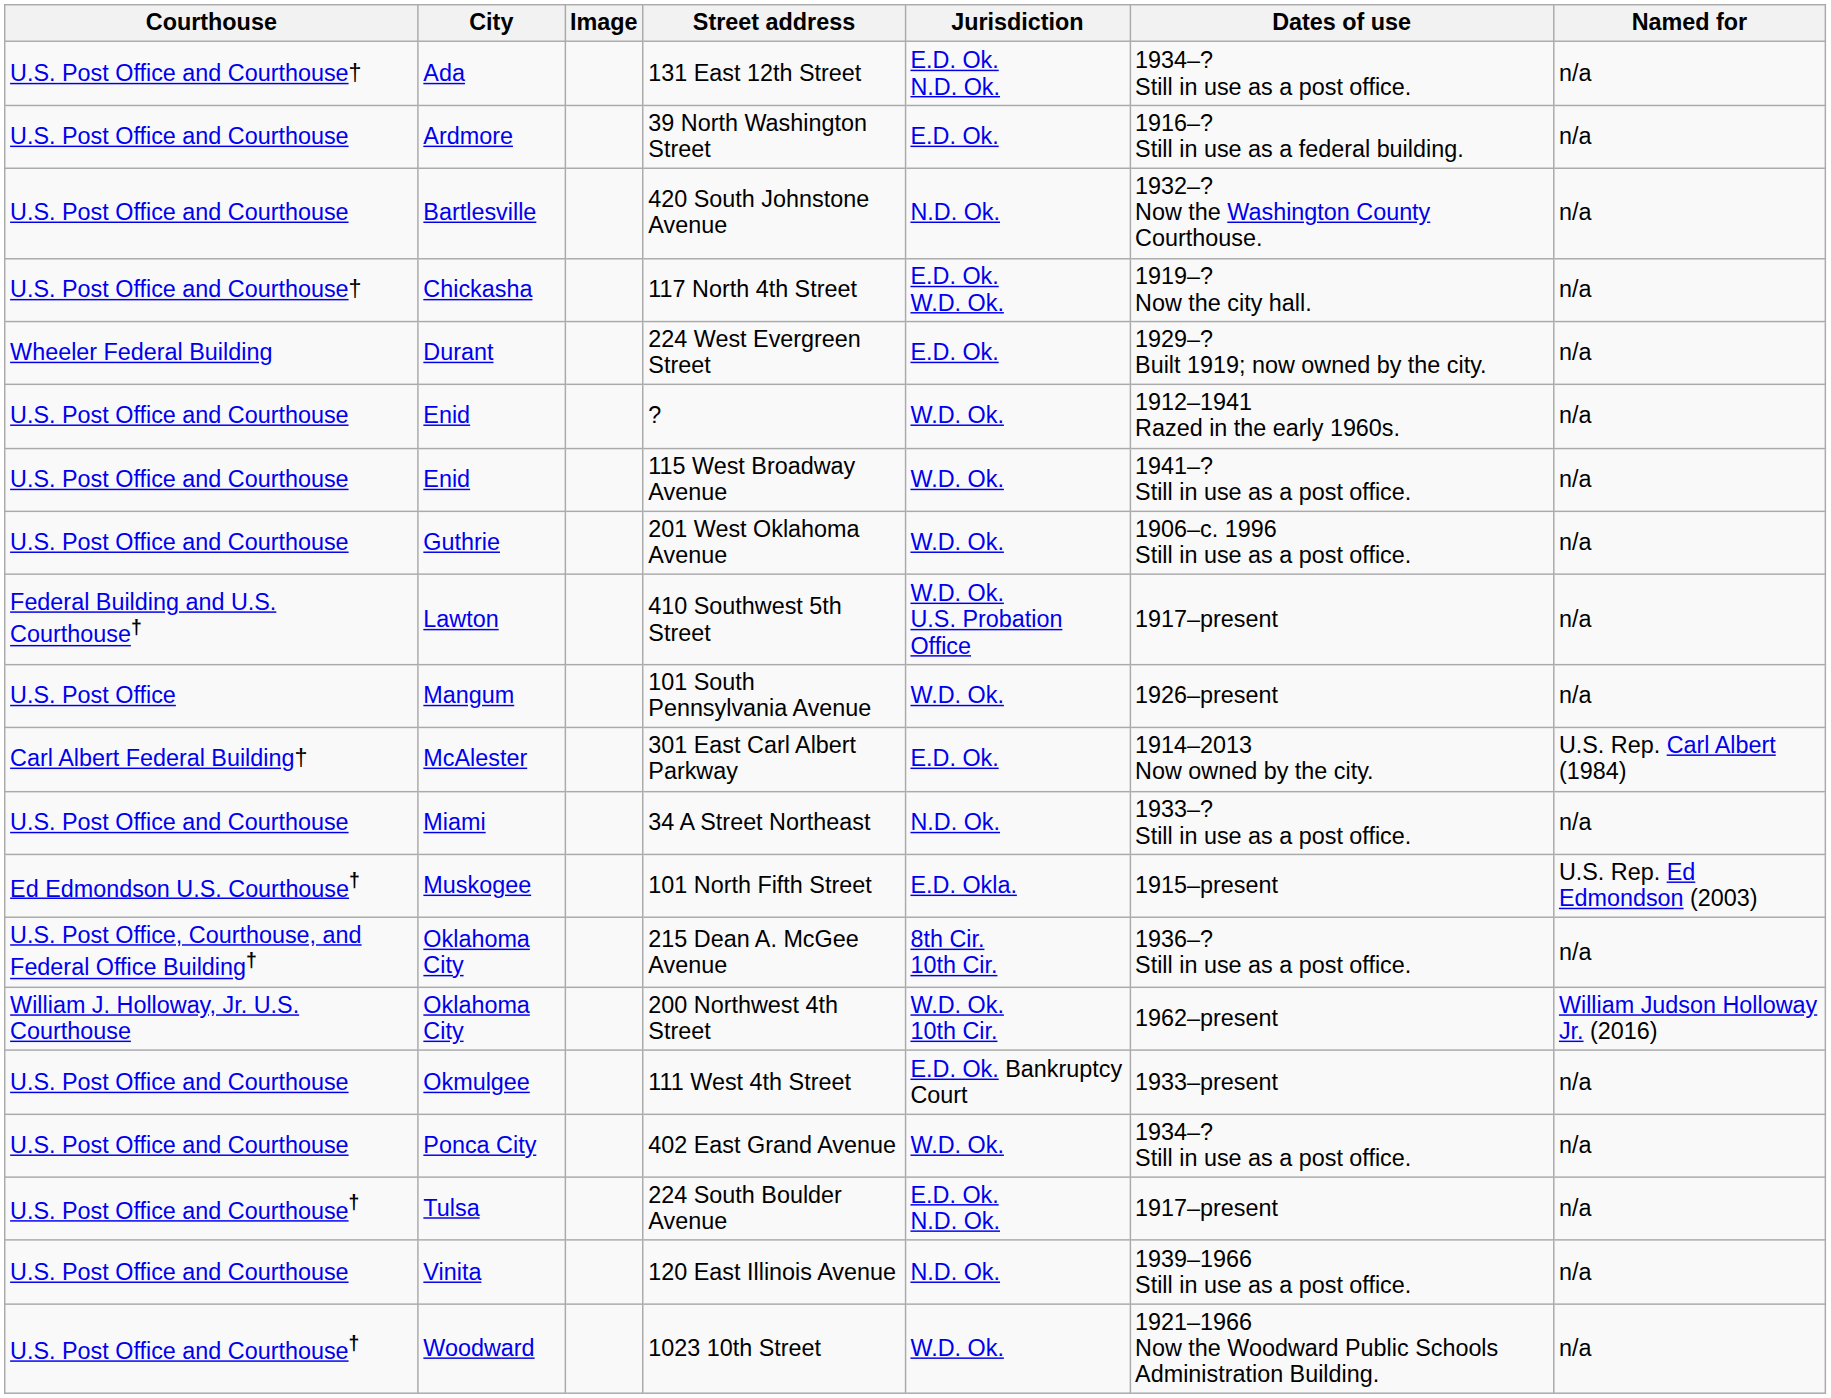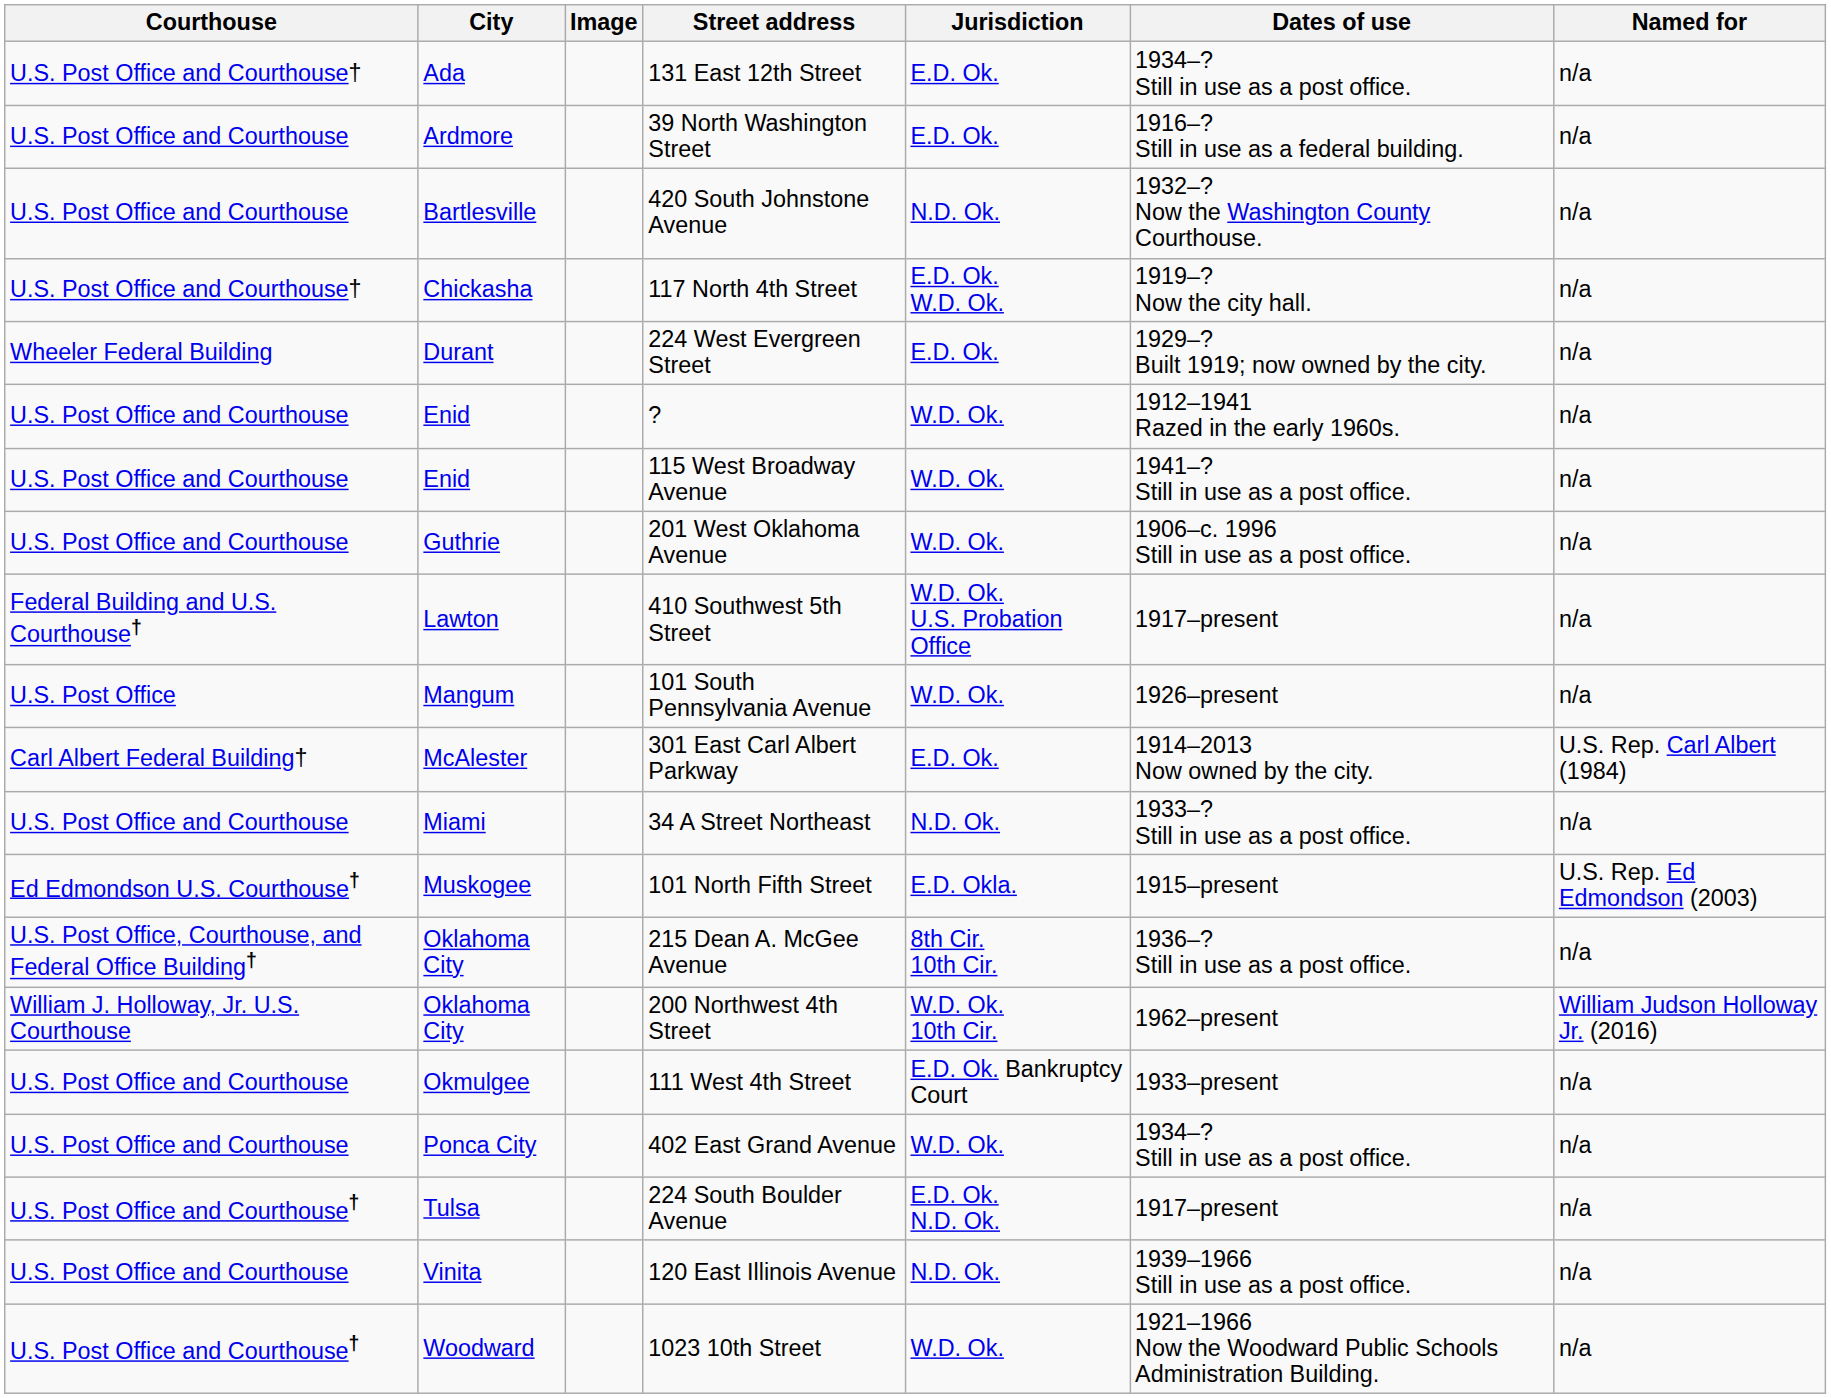(955, 73) E.D. Ok. N.D. Ok. -> (955, 73) E.D. Ok.
